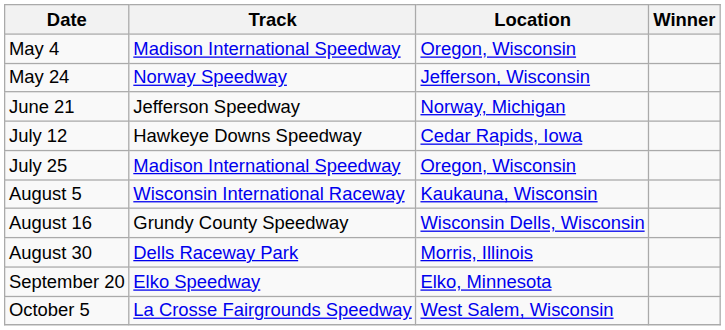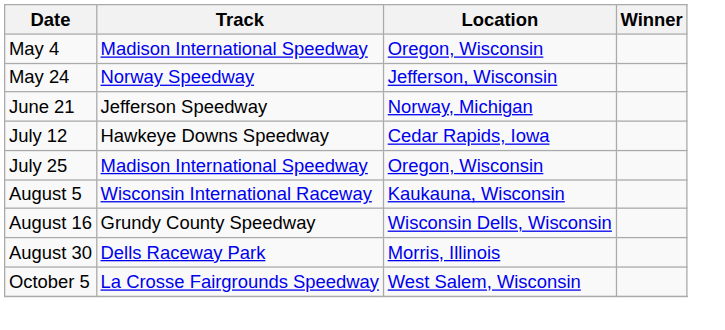- row: (67, 282)
